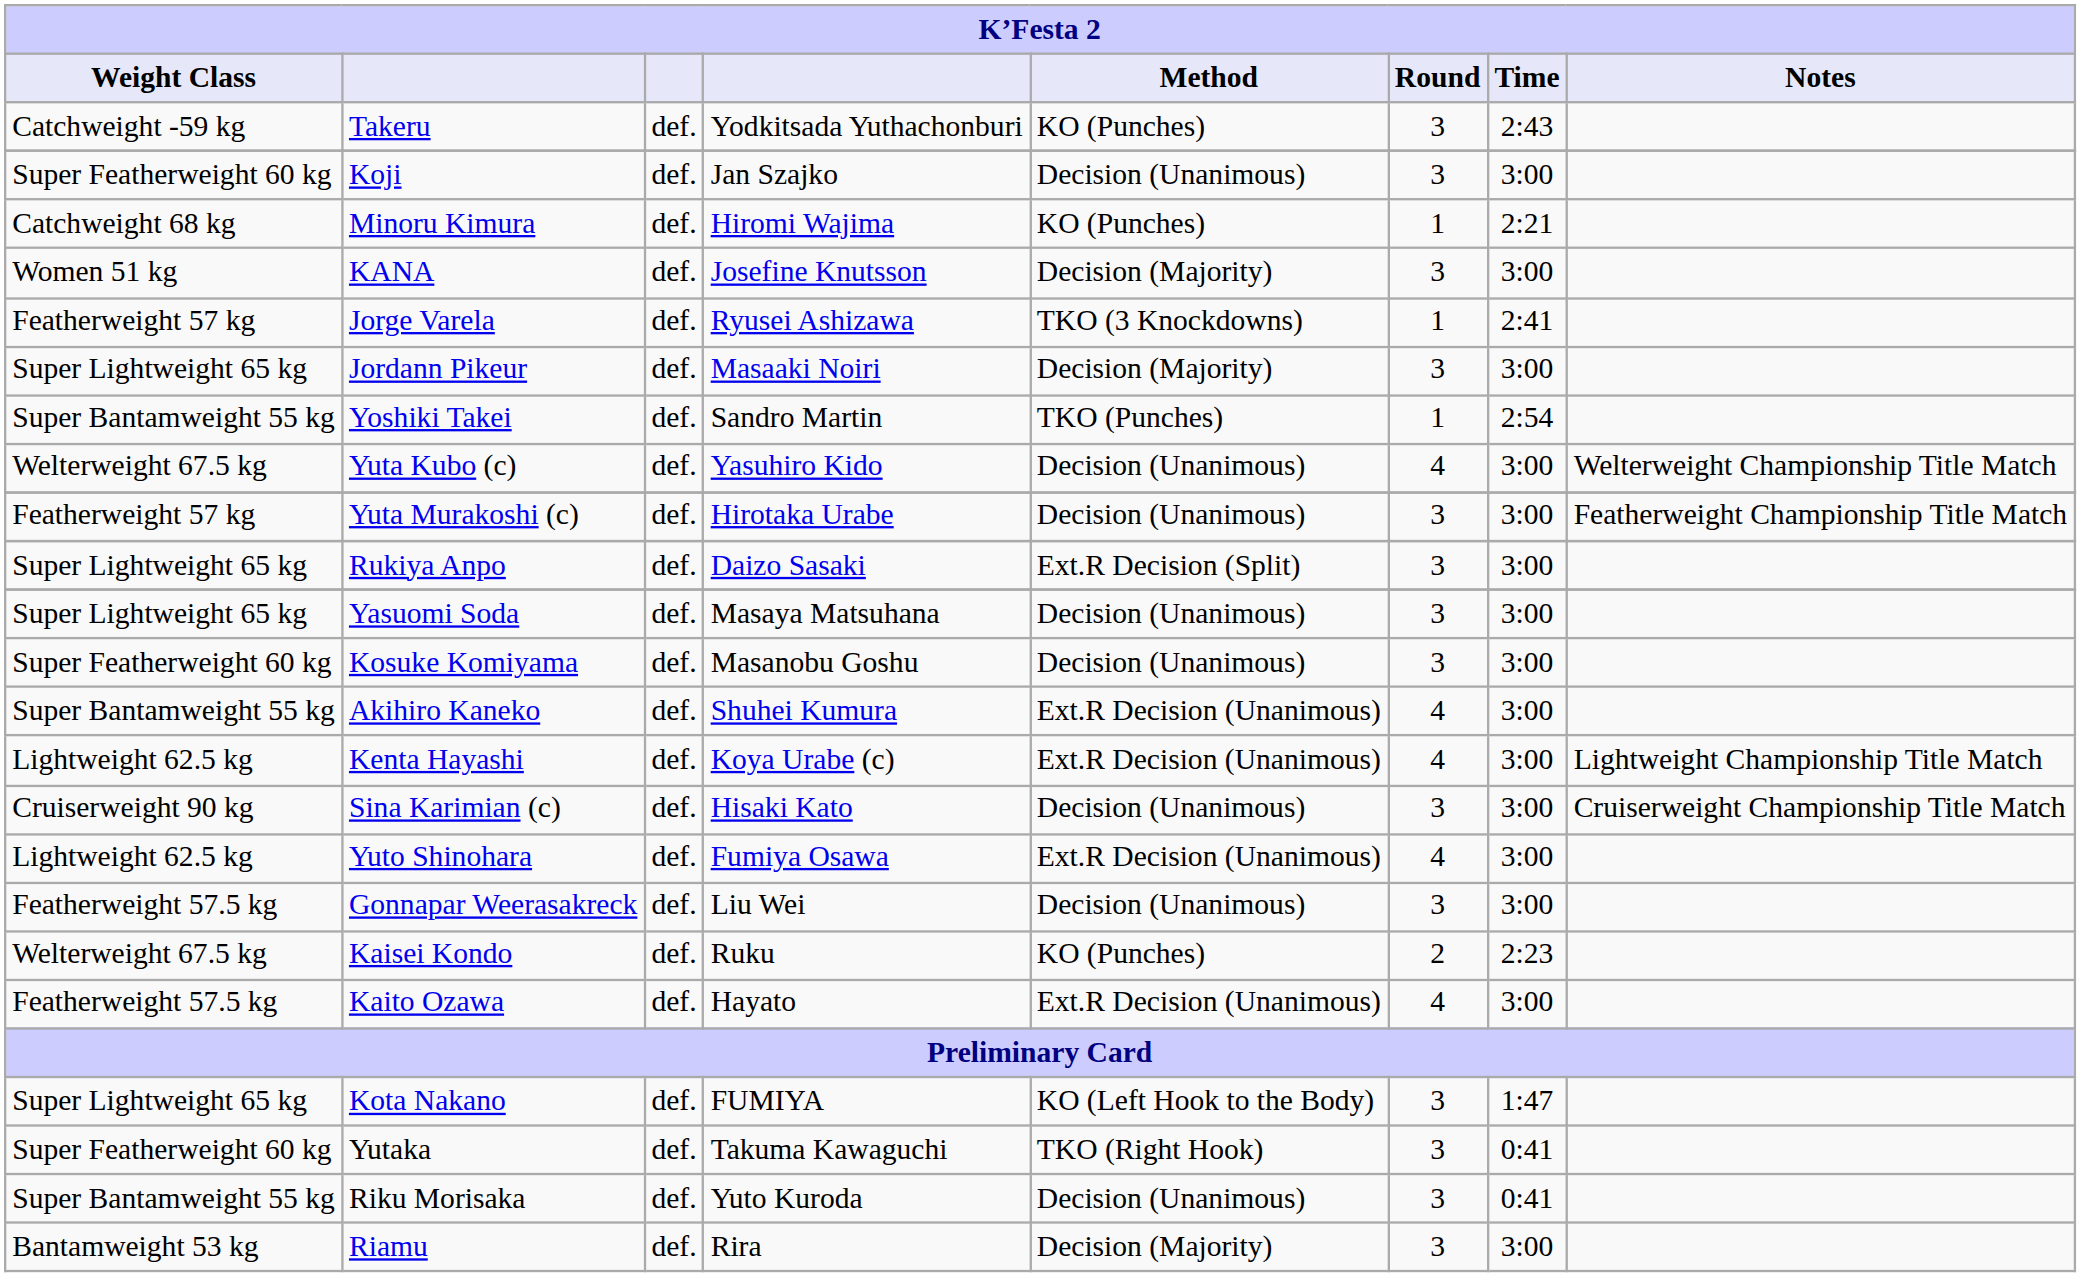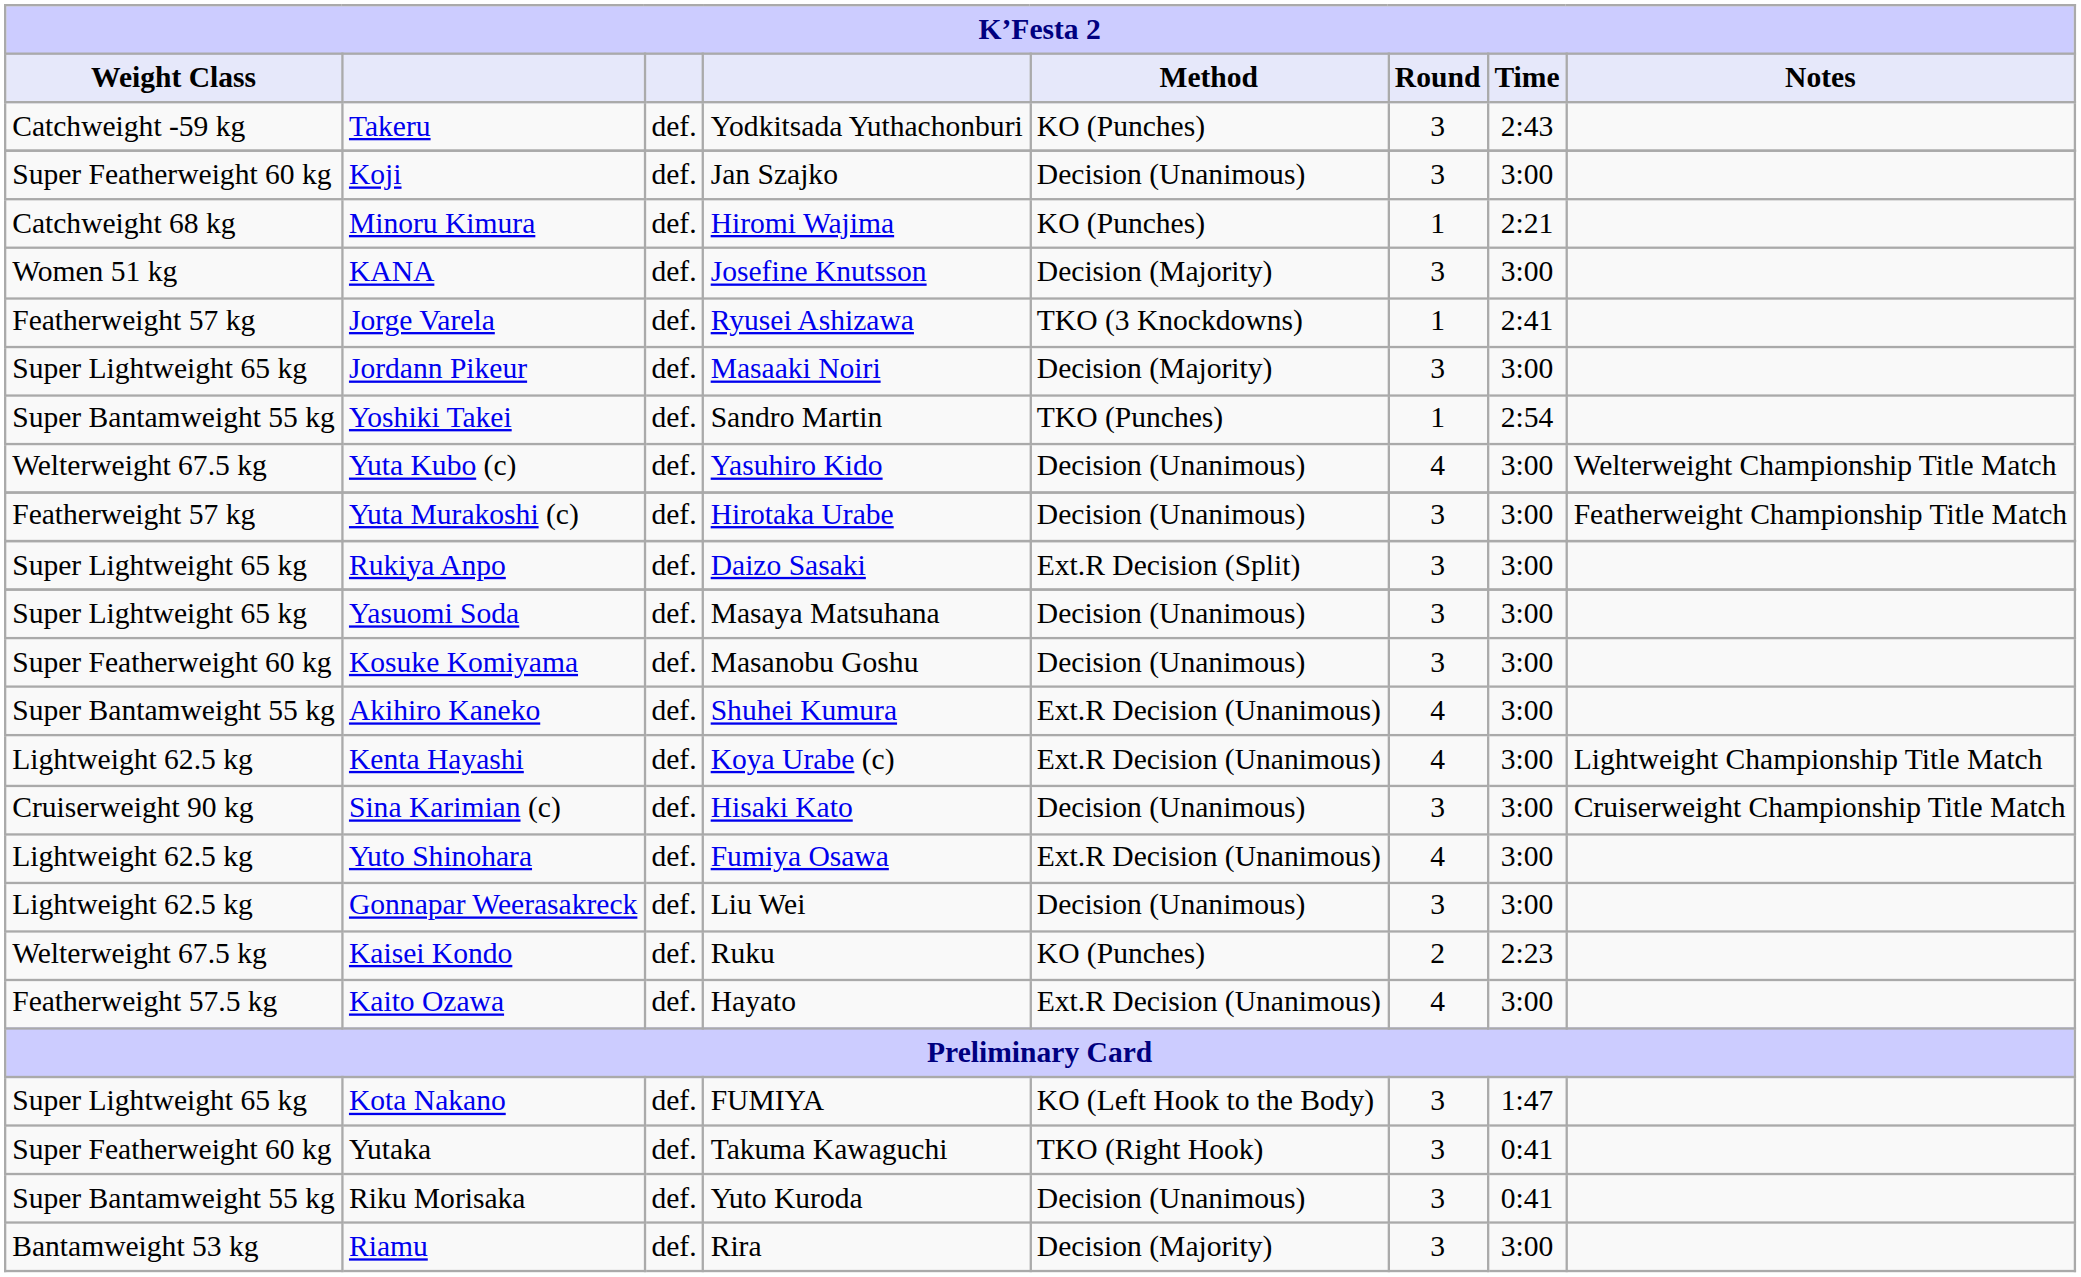(145, 905) Featherweight 57.5 kg -> (132, 905) Lightweight 62.5 kg
